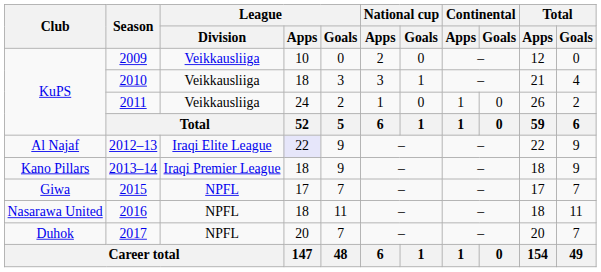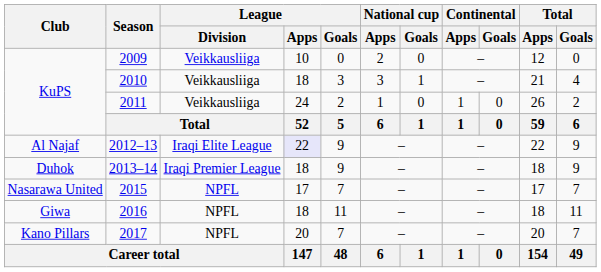(55, 168) Kano Pillars -> (55, 168) Duhok
(55, 189) Giwa -> (55, 189) Nasarawa United
(55, 211) Nasarawa United -> (55, 211) Giwa
(55, 233) Duhok -> (55, 233) Kano Pillars
